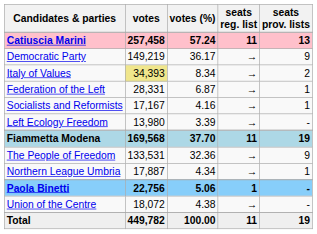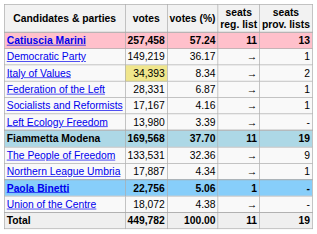(307, 57) 9 -> (307, 57) 1
